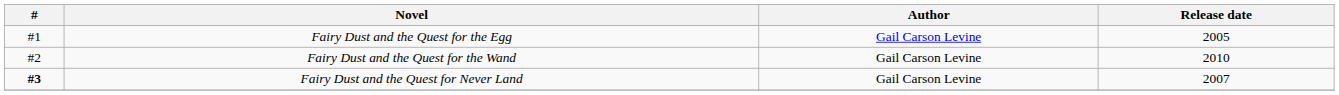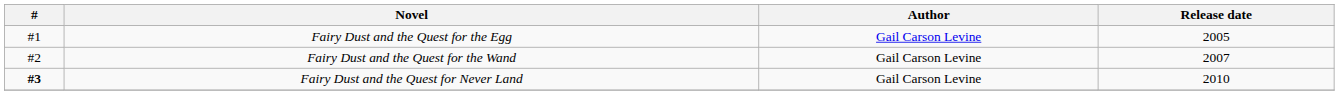(1216, 57) 2010 -> (1216, 57) 2007
(1216, 79) 2007 -> (1216, 79) 2010
